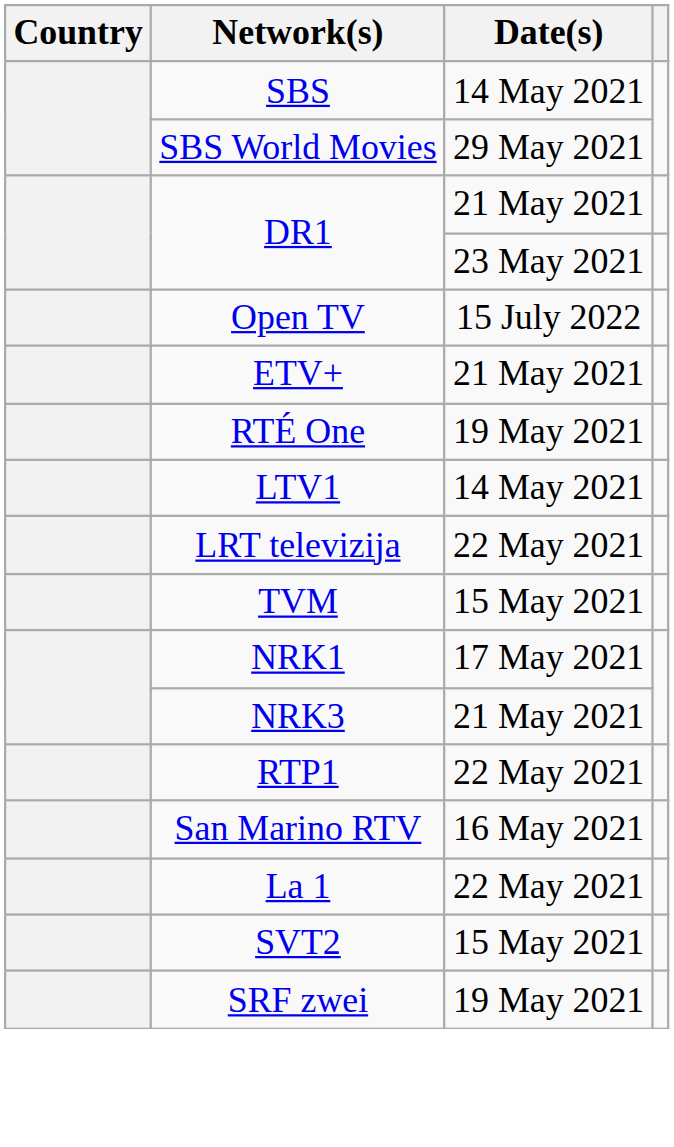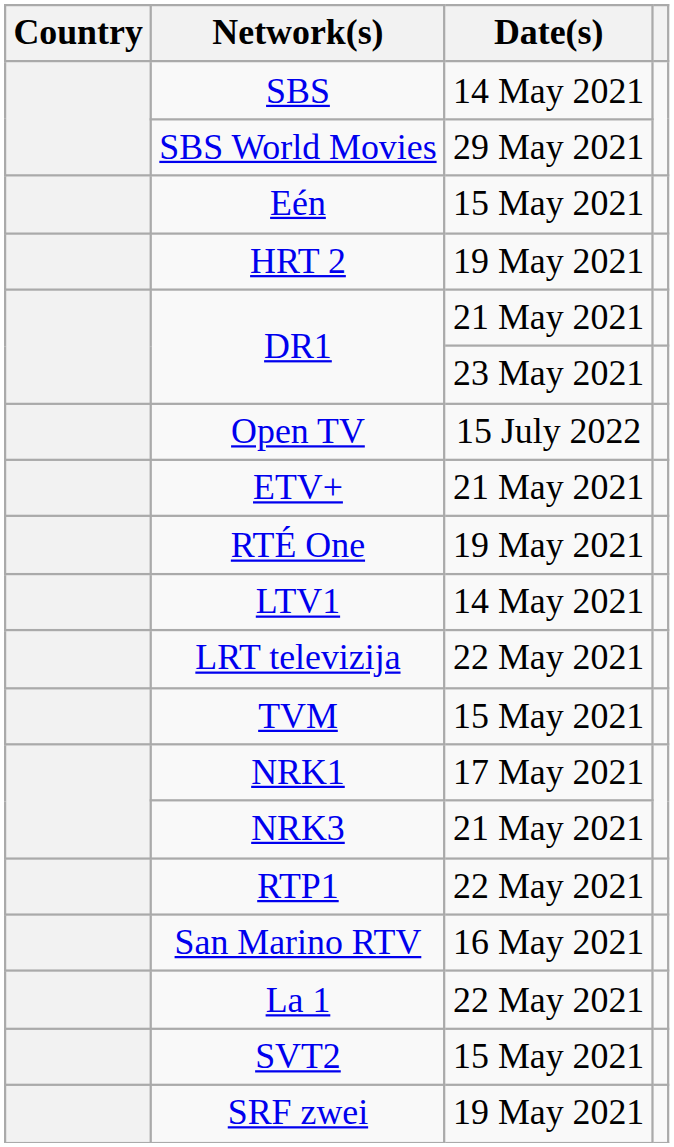+ row: (298, 203)
+ row: (298, 260)
